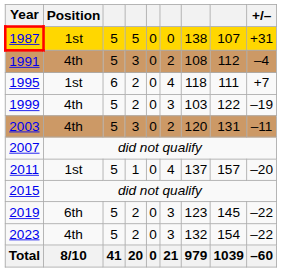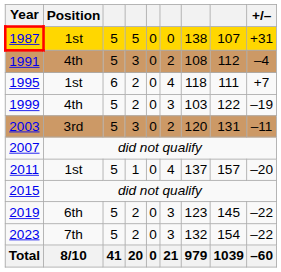(73, 126) 4th -> (73, 126) 3rd
(73, 234) 4th -> (73, 234) 7th
